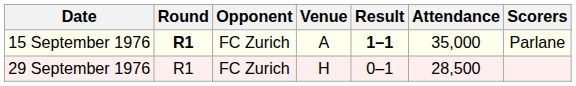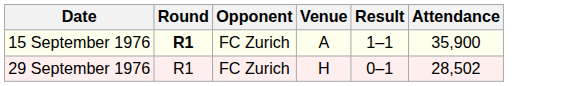- column: (537, 17)
(380, 42) bold -> (380, 42) normal
(456, 42) 35,000 -> (456, 42) 35,900
(456, 68) 28,500 -> (456, 68) 28,502
